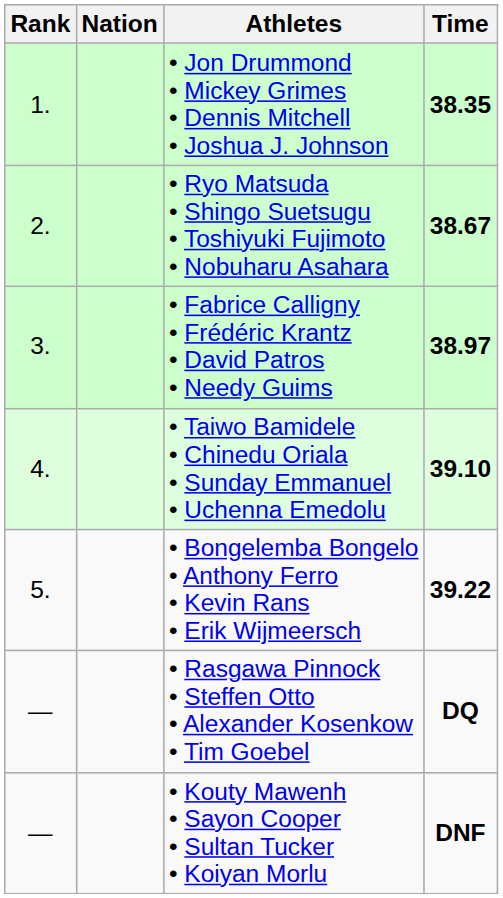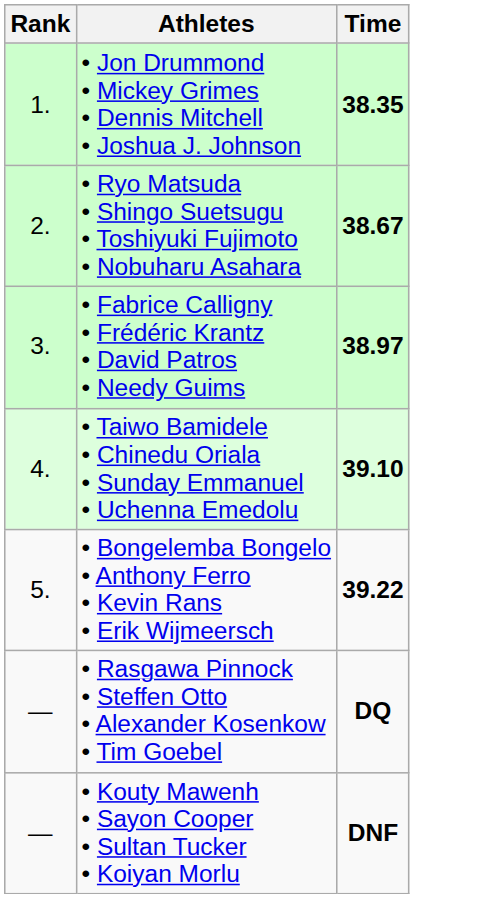- column: (120, 23)
